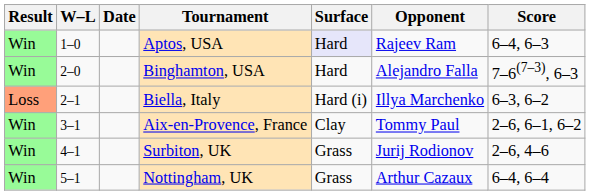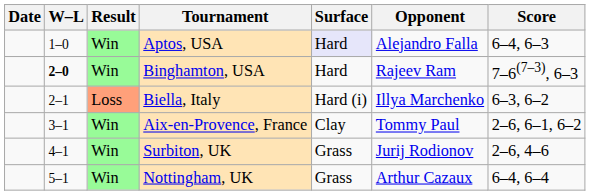columns swapped: (30, 17) <-> (119, 17)
(416, 43) Rajeev Ram -> (427, 43) Alejandro Falla
(70, 72) normal -> (59, 71) bold
(427, 71) Alejandro Falla -> (416, 71) Rajeev Ram
